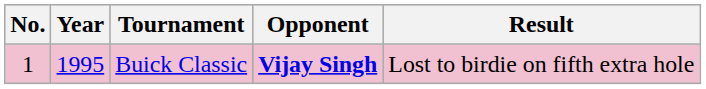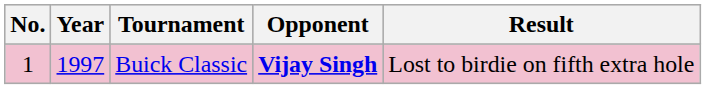(80, 63) 1995 -> (80, 63) 1997
